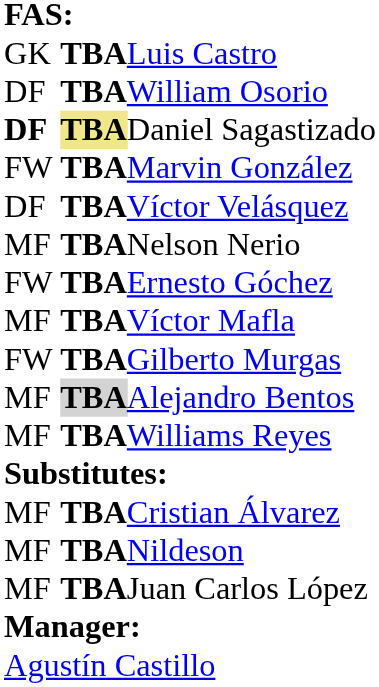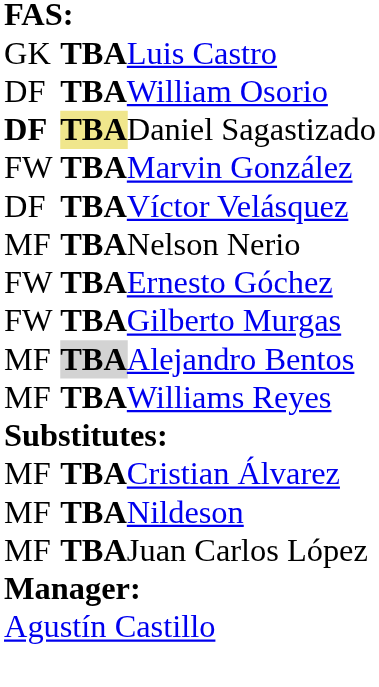- row: (211, 320)
